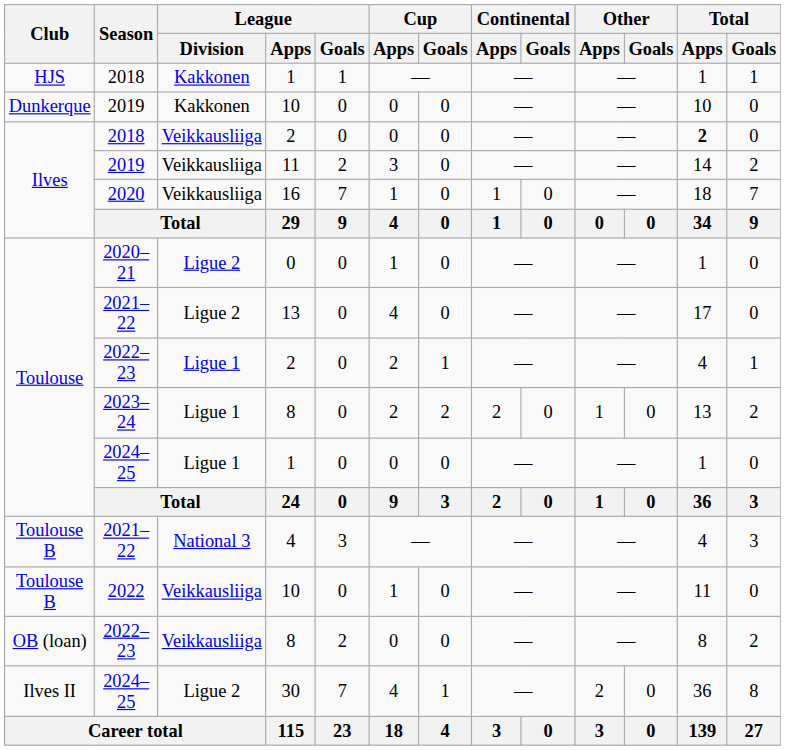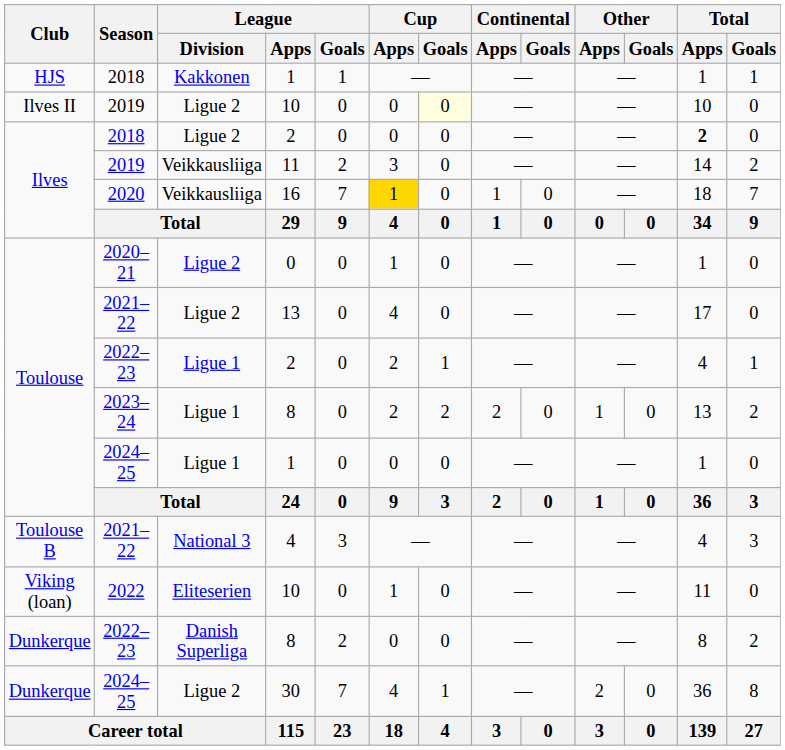(50, 106) Dunkerque -> (50, 106) Ilves II
(212, 106) Kakkonen -> (212, 106) Ligue 2
(445, 106) no background -> (445, 106) lightyellow background
(212, 135) Veikkausliiga -> (212, 135) Ligue 2
(394, 194) no background -> (394, 194) gold background
(50, 591) Toulouse B -> (50, 591) Viking (loan)
(212, 591) Veikkausliiga -> (212, 591) Eliteserien
(50, 641) OB (loan) -> (50, 641) Dunkerque
(212, 641) Veikkausliiga -> (212, 641) Danish Superliga
(50, 691) Ilves II -> (50, 691) Dunkerque
